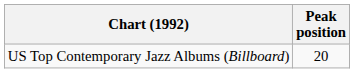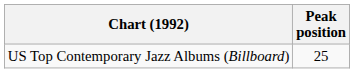(321, 56) 20 -> (321, 56) 25
